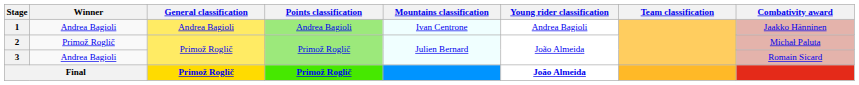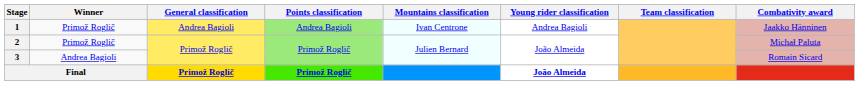(89, 27) Andrea Bagioli -> (89, 27) Primož Roglič
